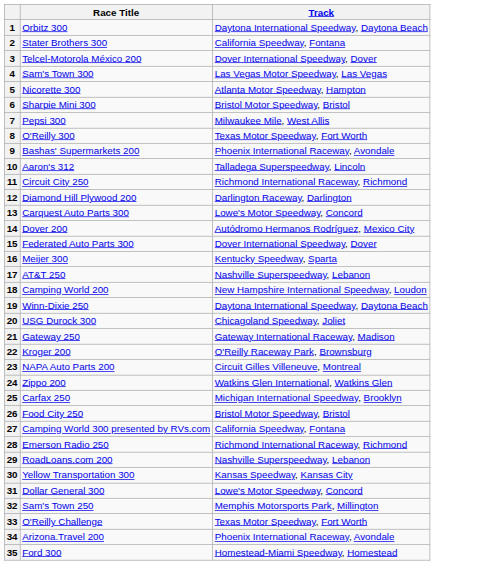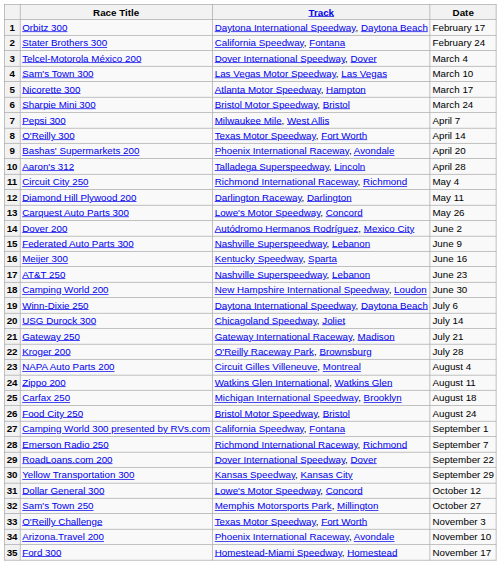+ column: (463, 12)
(296, 243) Dover International Speedway, Dover -> (292, 243) Nashville Superspeedway, Lebanon
(292, 459) Nashville Superspeedway, Lebanon -> (296, 459) Dover International Speedway, Dover
